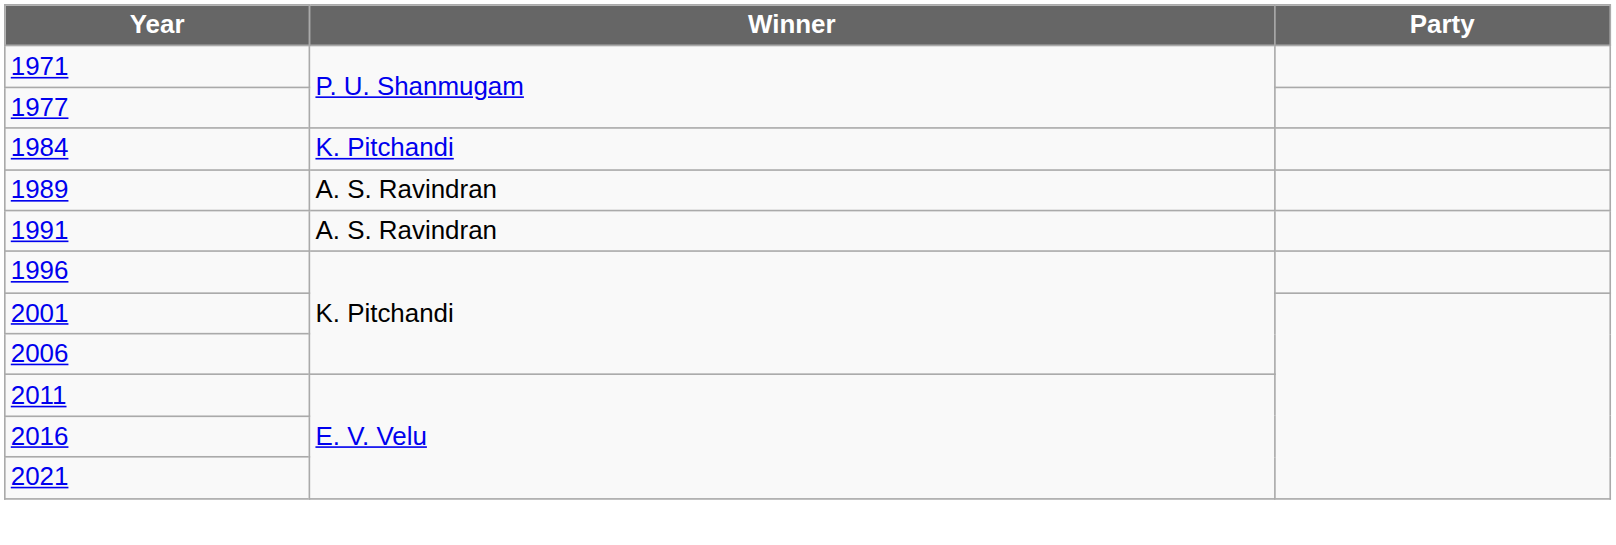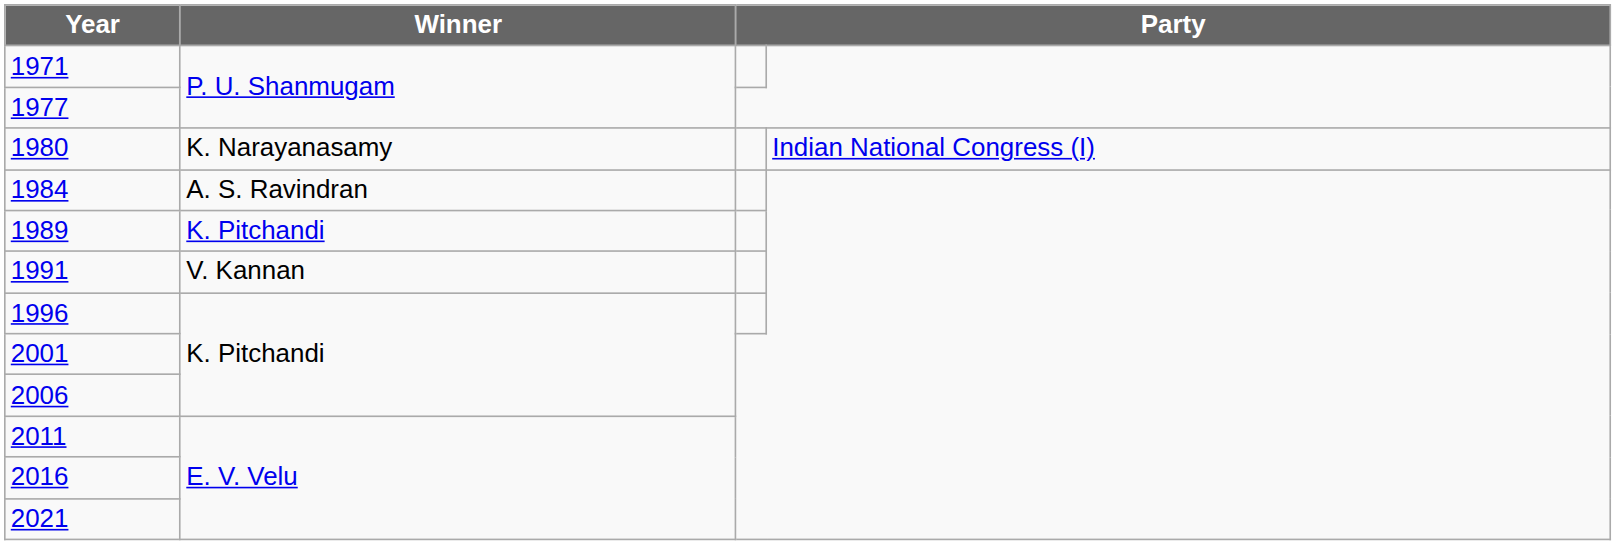+ row: (40, 148)
(385, 148) K. Pitchandi -> (277, 189) A. S. Ravindran
(406, 189) A. S. Ravindran -> (255, 230) K. Pitchandi
(406, 230) A. S. Ravindran -> (246, 271) V. Kannan
